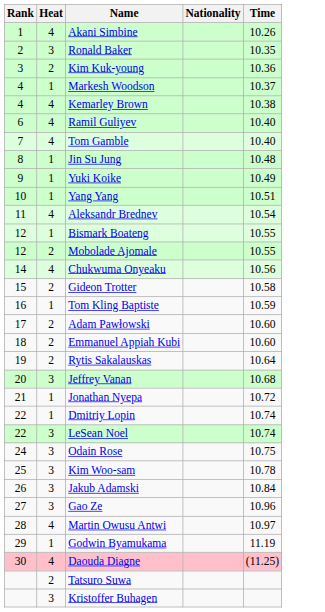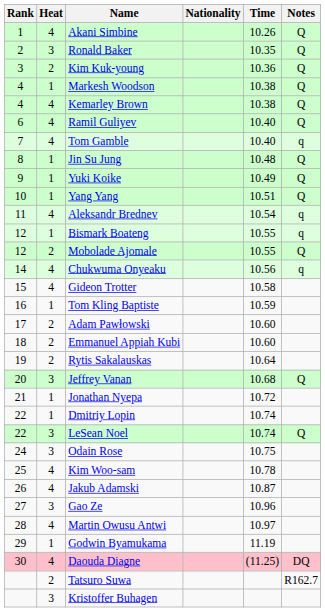+ column: (301, 13)
(262, 86) 10.37 -> (262, 86) 10.38
(51, 287) 2 -> (51, 287) 4
(51, 470) 3 -> (51, 470) 4
(51, 488) 3 -> (51, 488) 4
(262, 488) 10.84 -> (262, 488) 10.87
